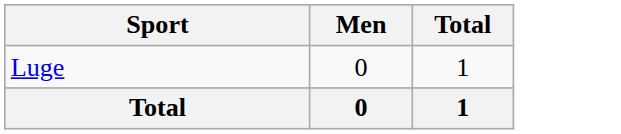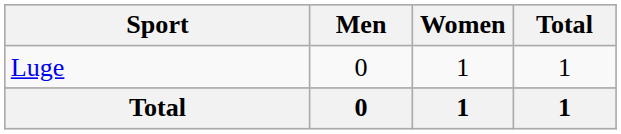+ column: (463, 25)
